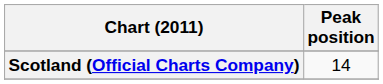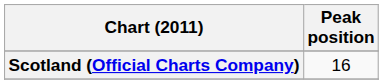(341, 65) 14 -> (341, 65) 16
